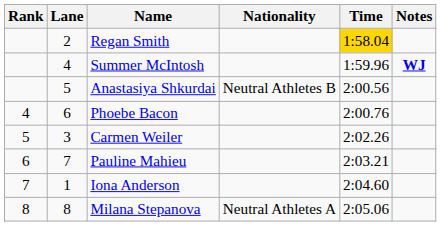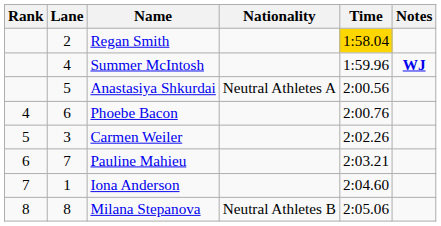(279, 88) Neutral Athletes B -> (279, 88) Neutral Athletes A
(279, 209) Neutral Athletes A -> (279, 209) Neutral Athletes B
